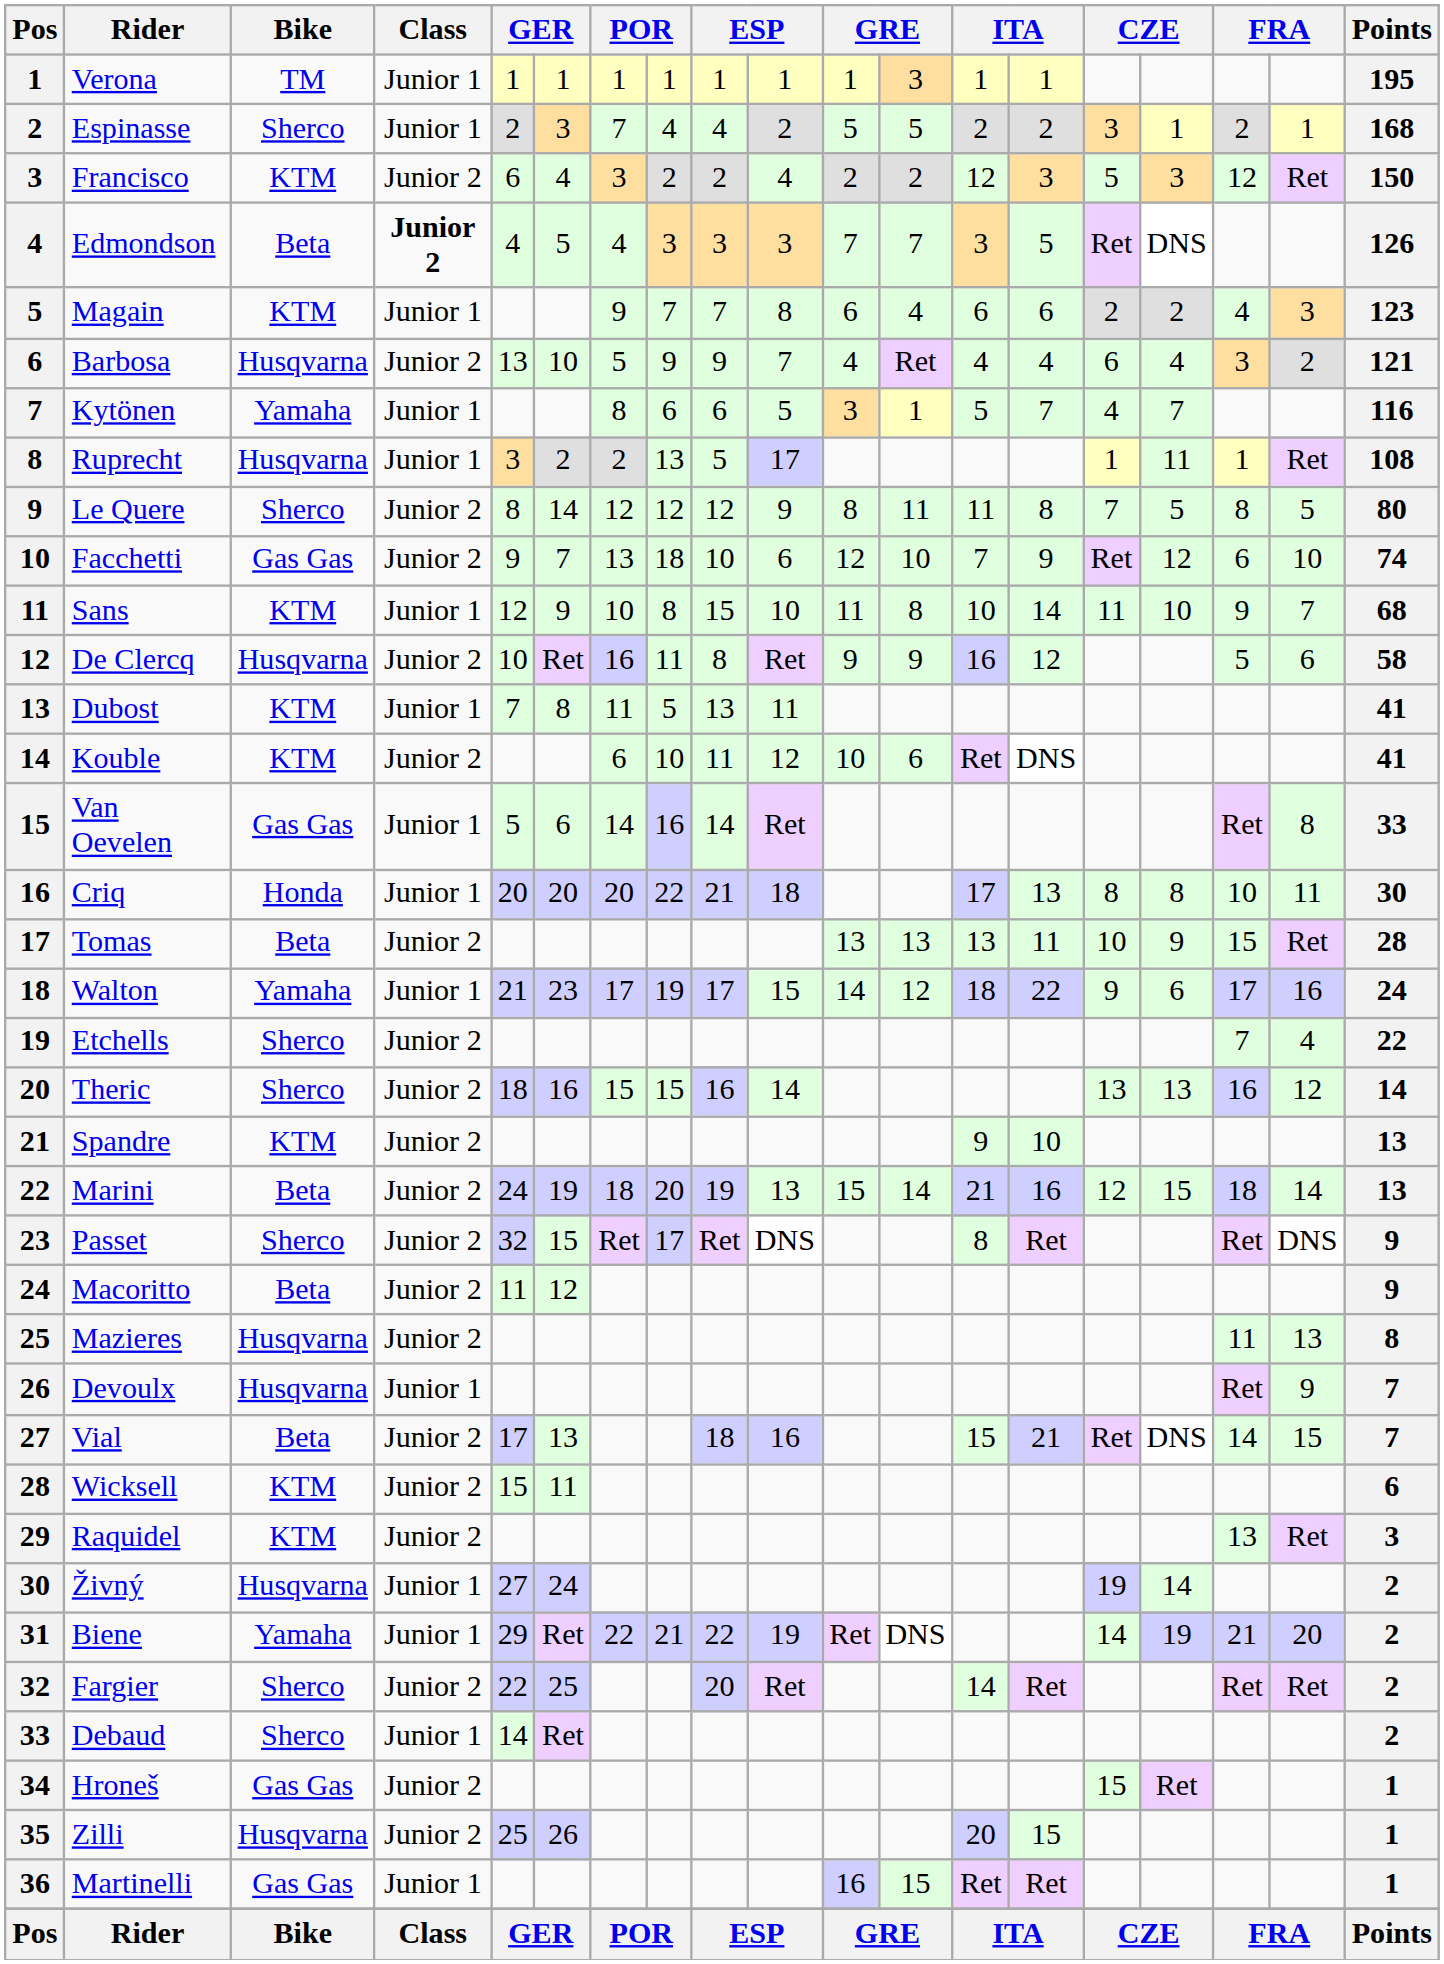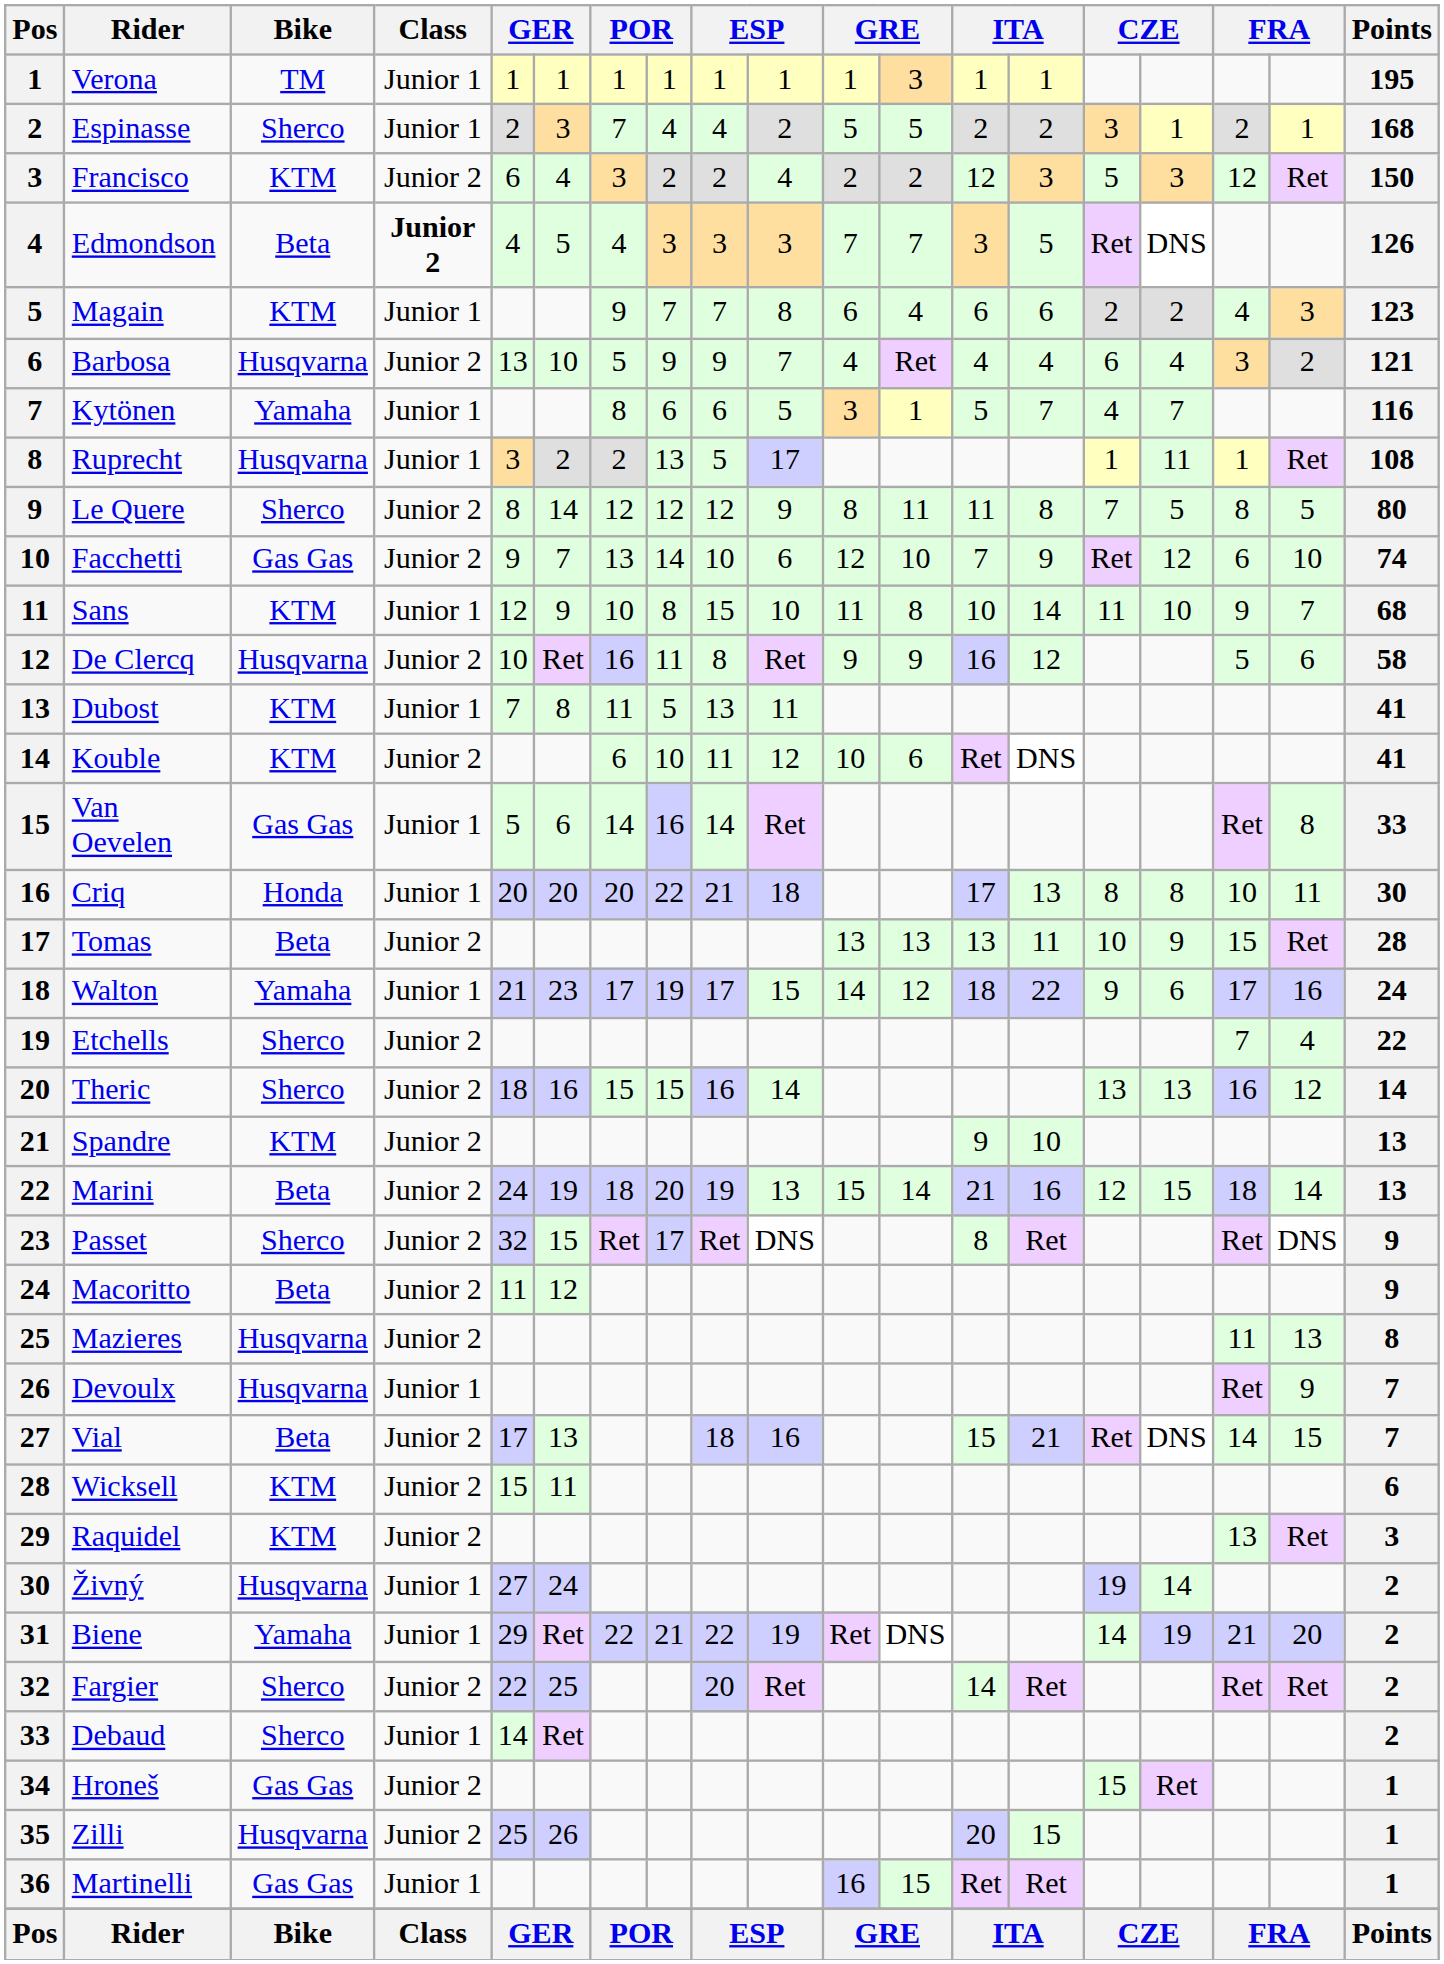(669, 560) 18 -> (669, 560) 14
